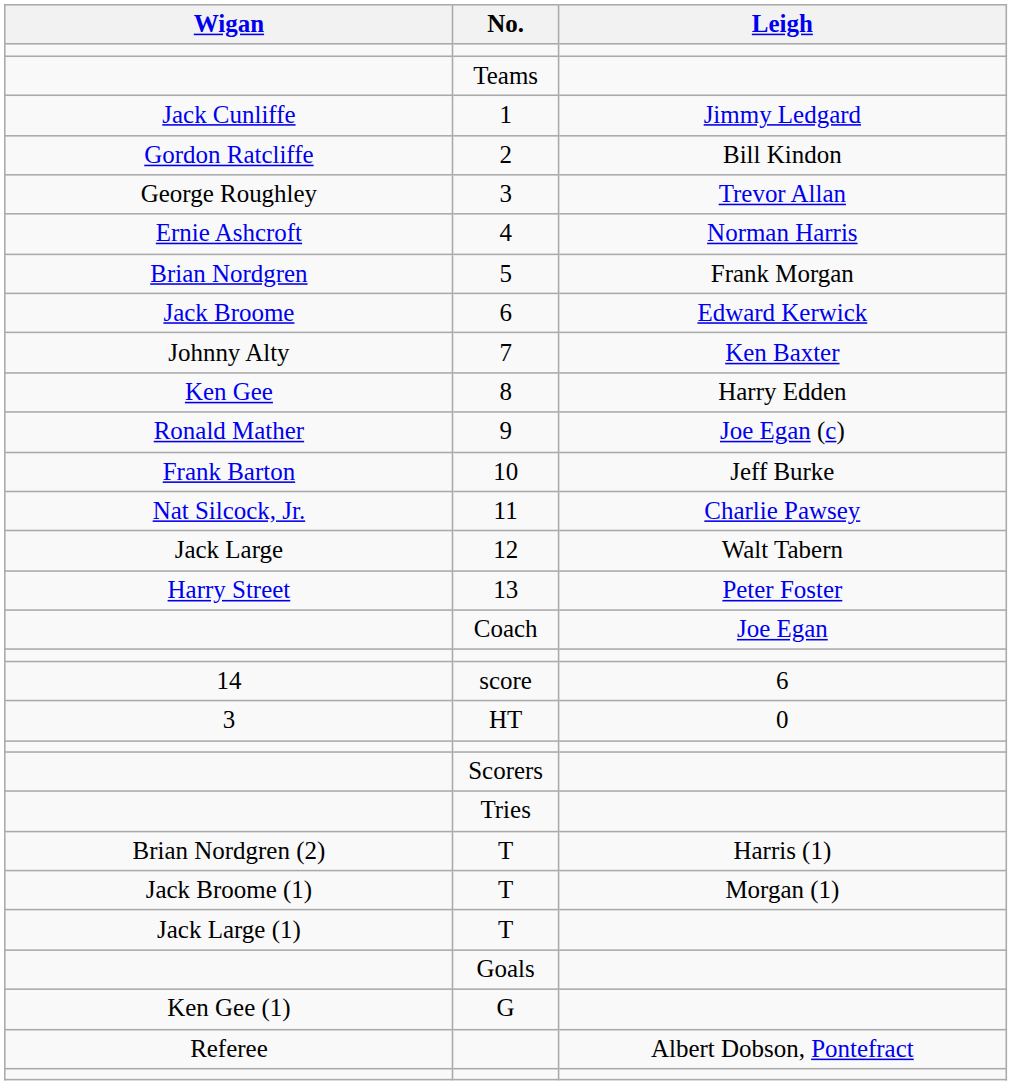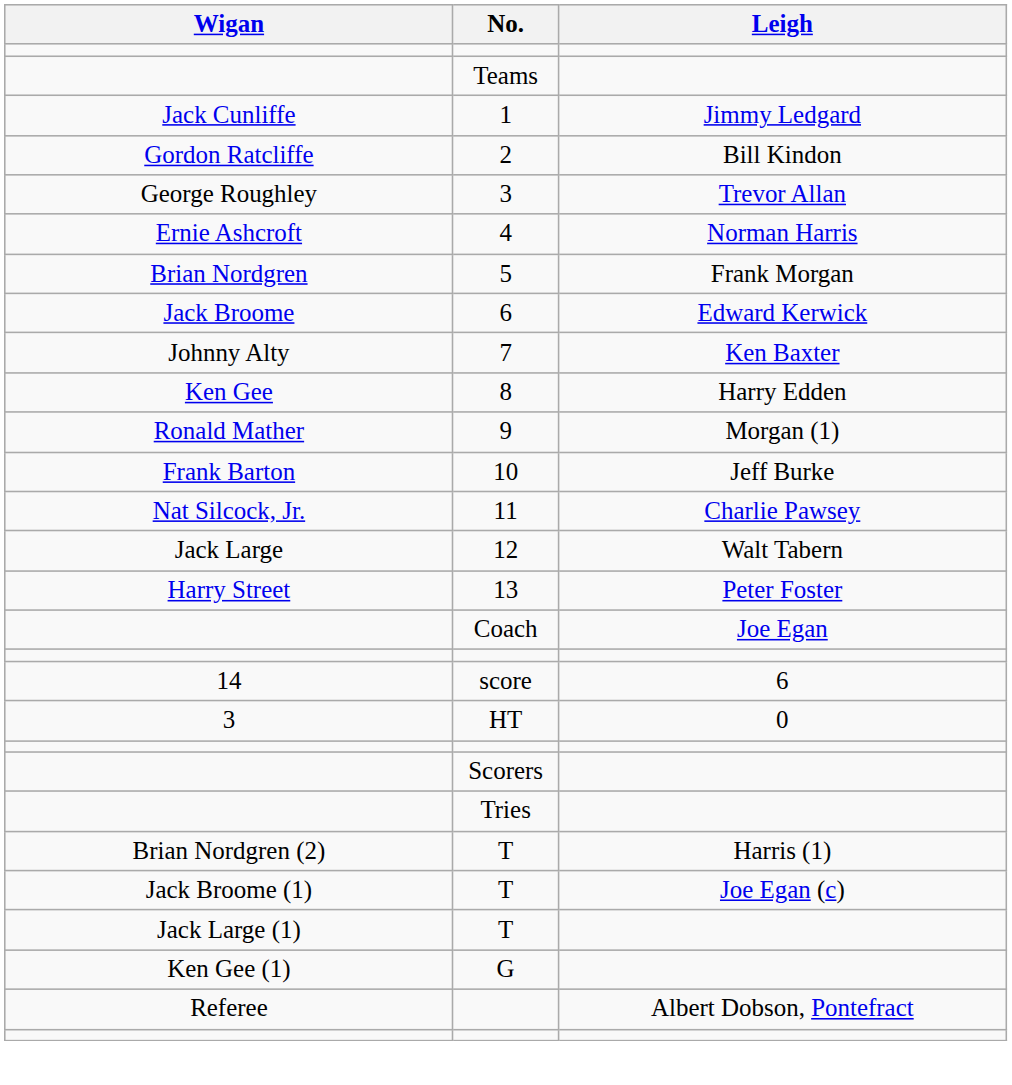(782, 431) Joe Egan (c) -> (782, 431) Morgan (1)
(782, 890) Morgan (1) -> (782, 890) Joe Egan (c)
- row: (229, 970)
